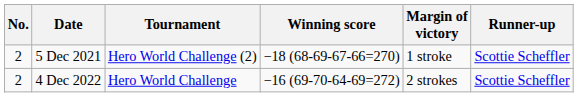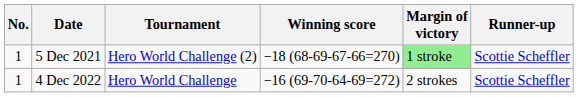(18, 56) 2 -> (18, 56) 1
(429, 56) no background -> (429, 56) lightgreen background
(18, 80) 2 -> (18, 80) 1
